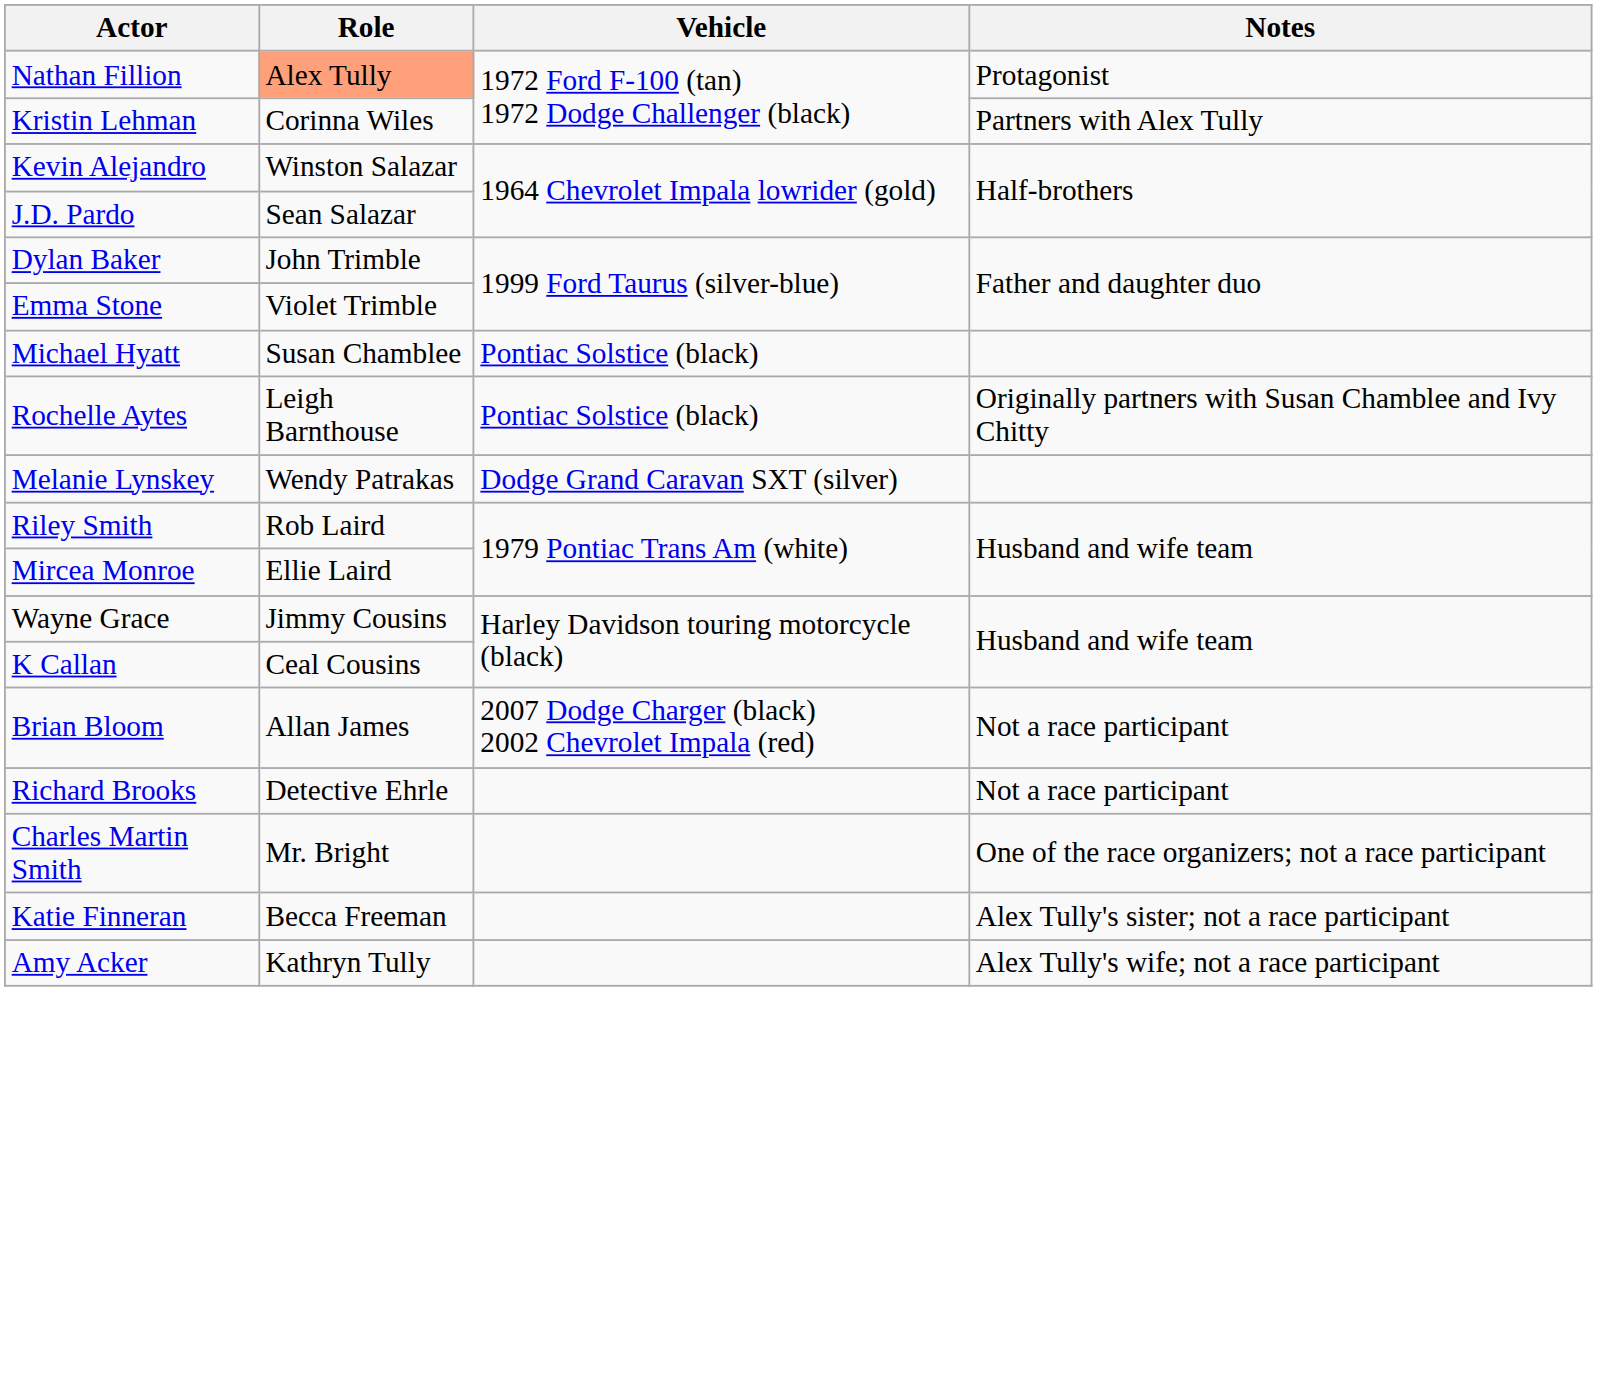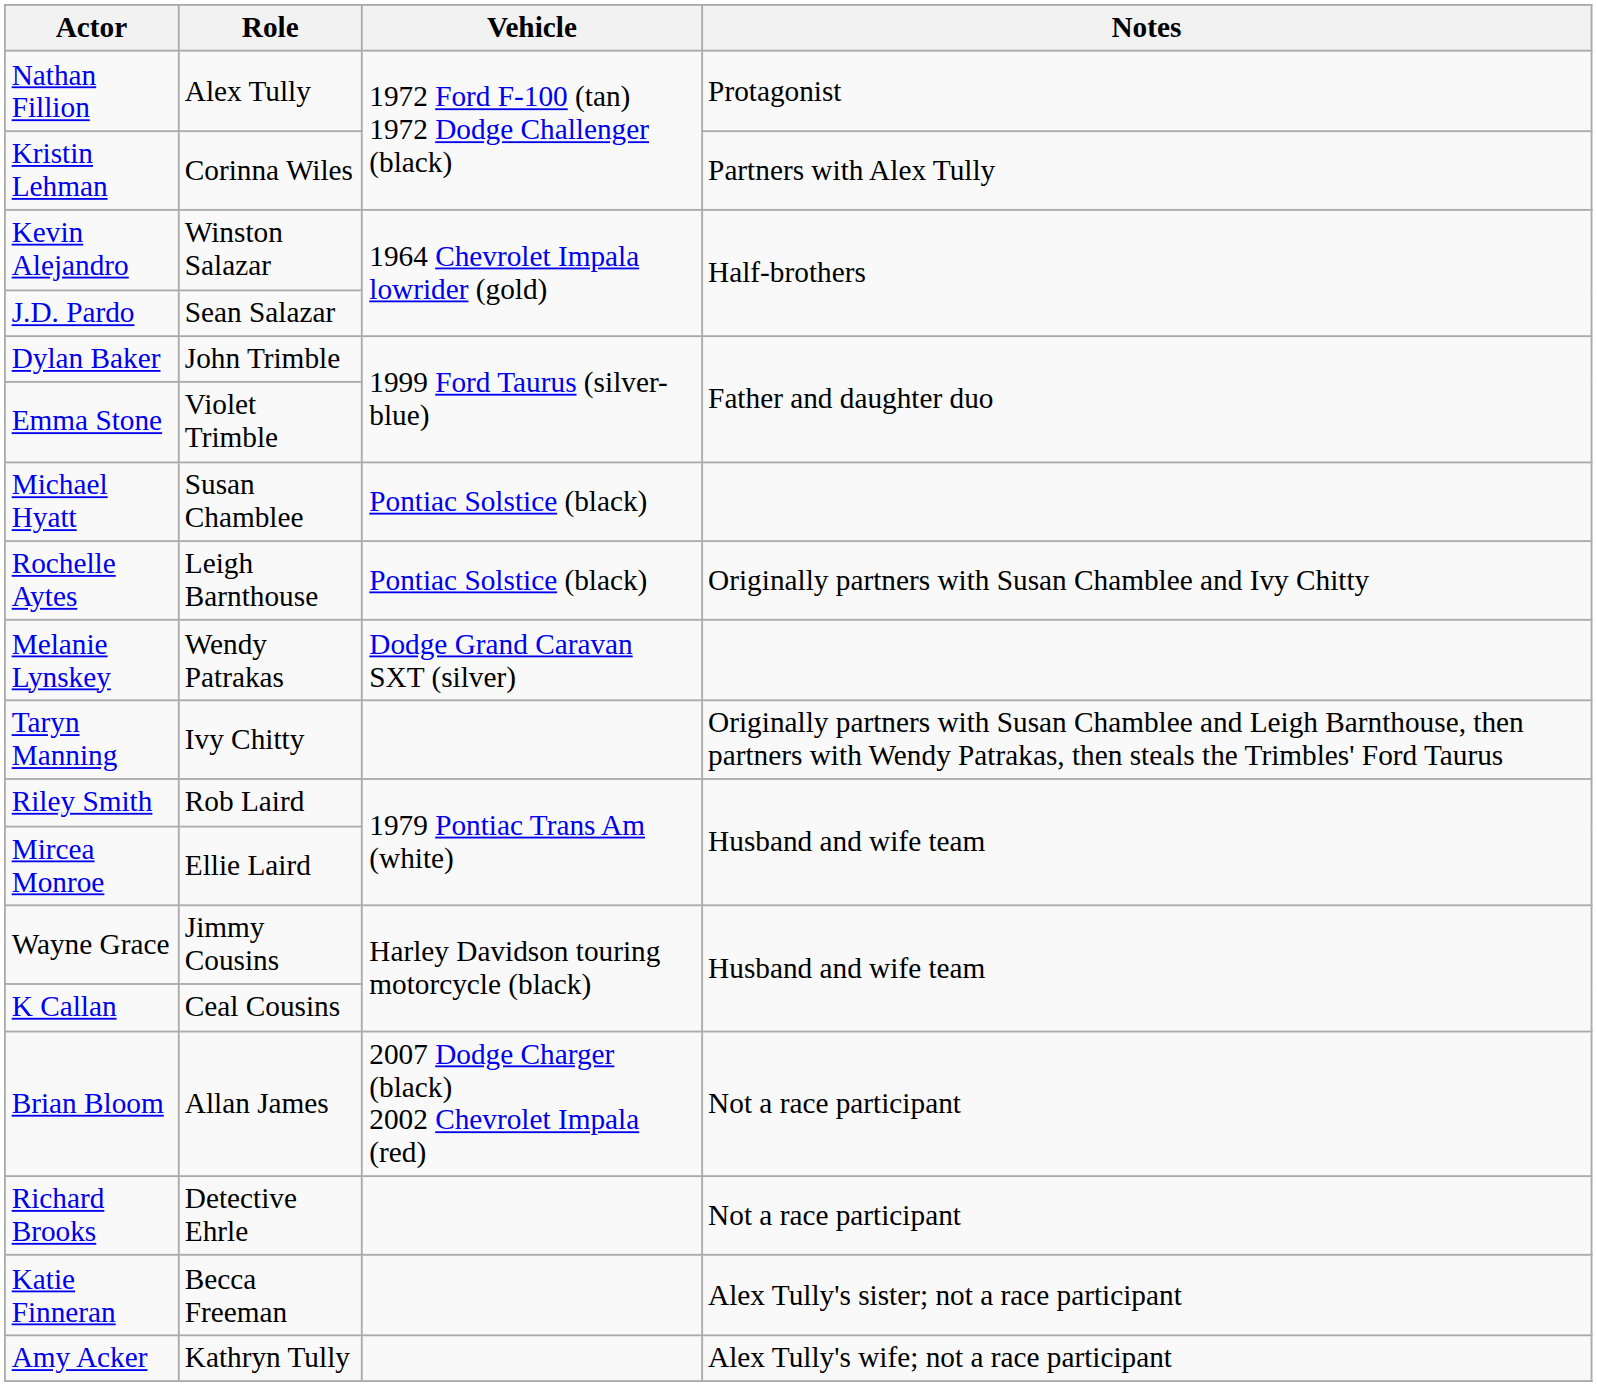(328, 74) lightsalmon background -> (248, 90) no background
+ row: (65, 739)
- row: (100, 853)
